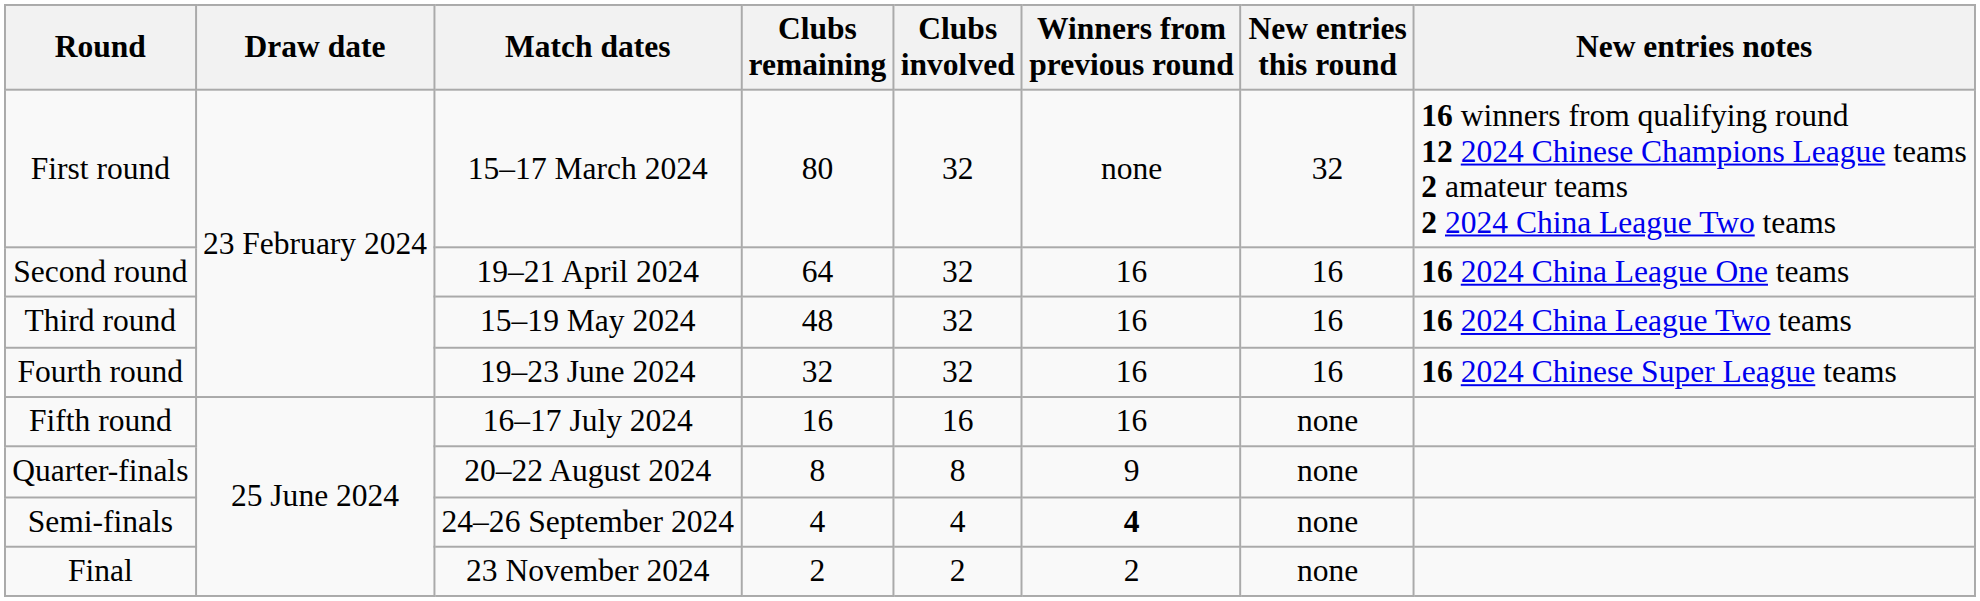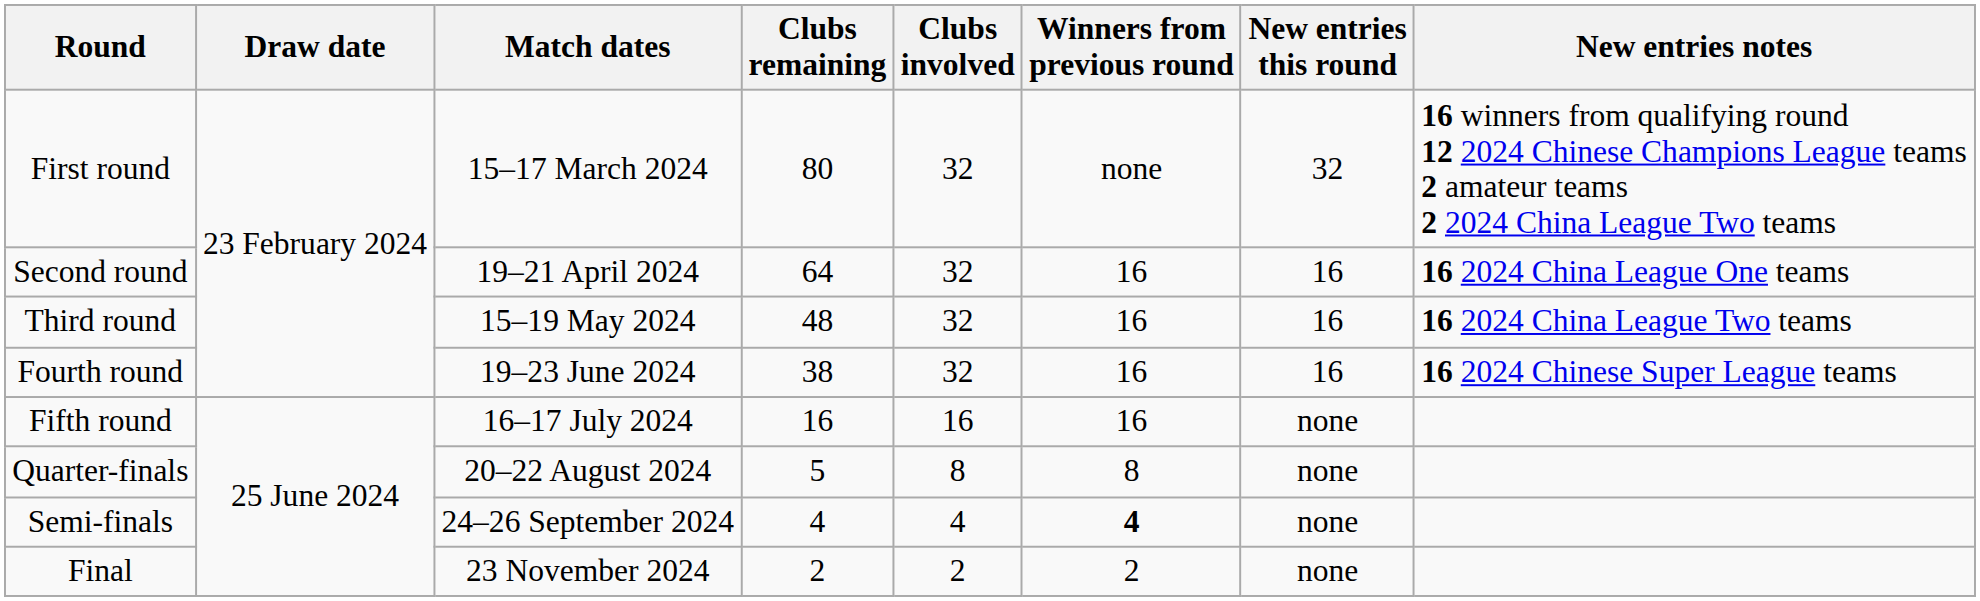(817, 371) 32 -> (817, 371) 38
(817, 471) 8 -> (817, 471) 5
(1132, 471) 9 -> (1132, 471) 8
